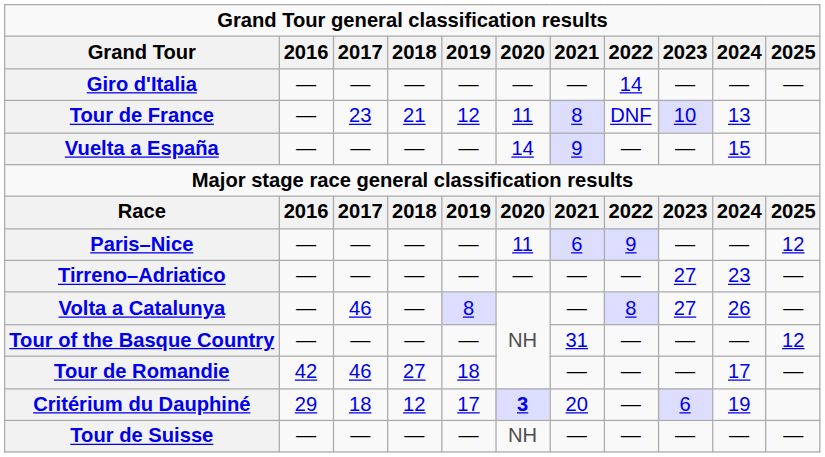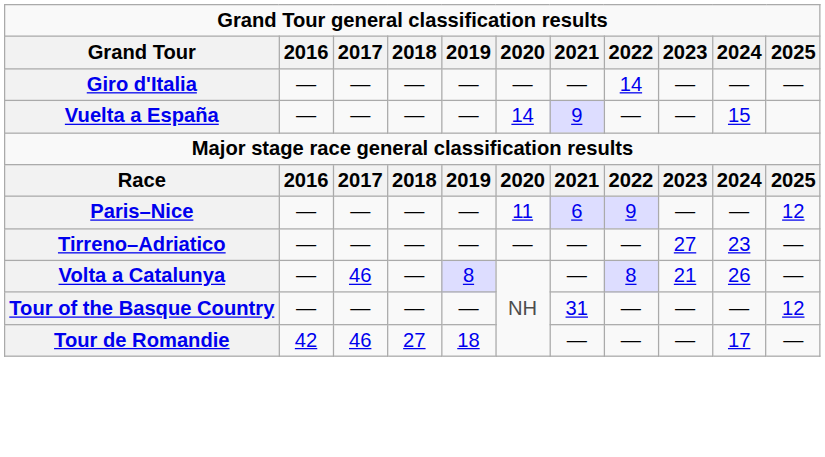- row: (142, 116)
(685, 308) 27 -> (685, 276) 21
- row: (142, 404)
- row: (142, 436)
